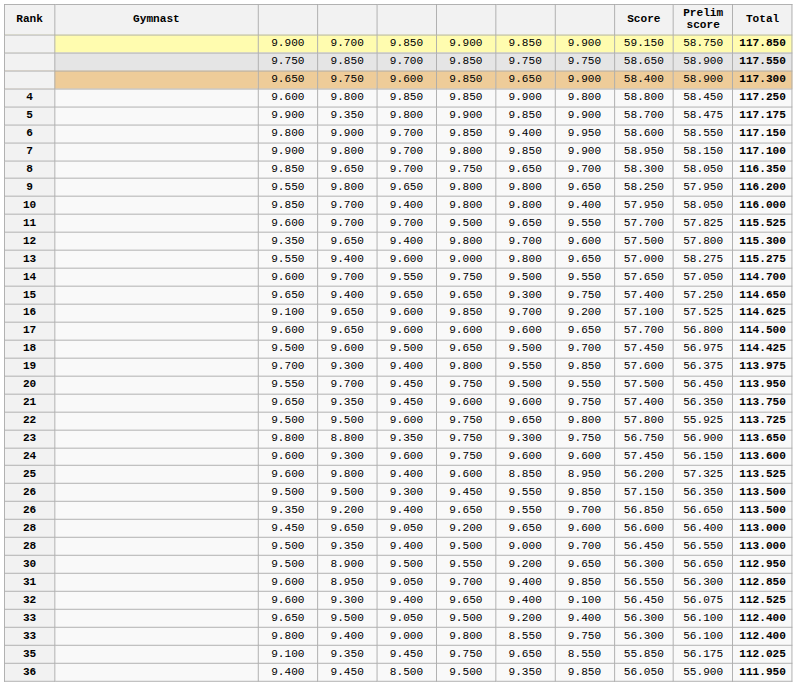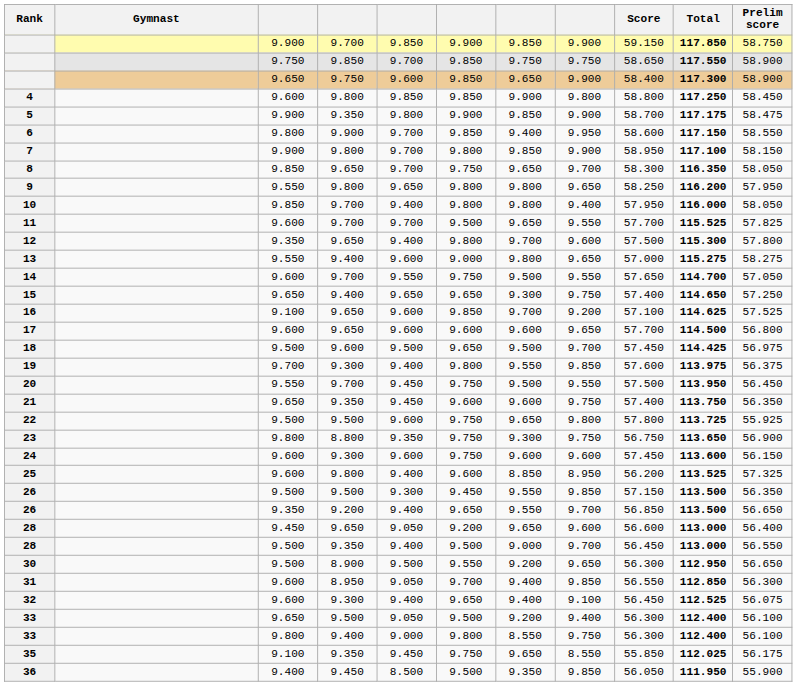columns swapped: (703, 20) <-> (763, 20)
